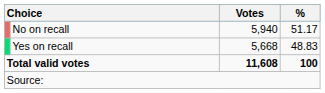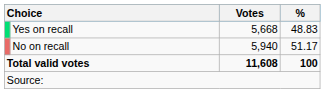rows swapped: (41, 30) <-> (43, 47)
